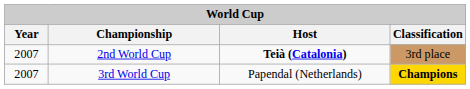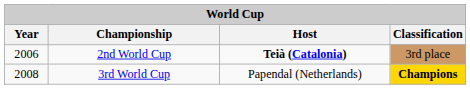(26, 54) 2007 -> (26, 54) 2006
(26, 74) 2007 -> (26, 74) 2008
